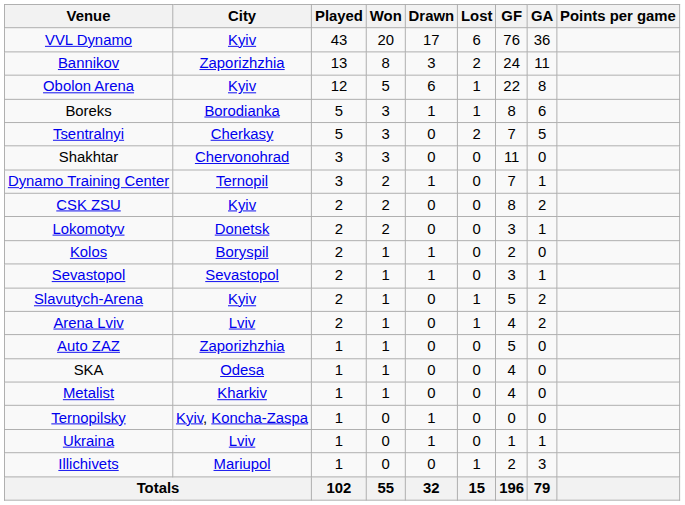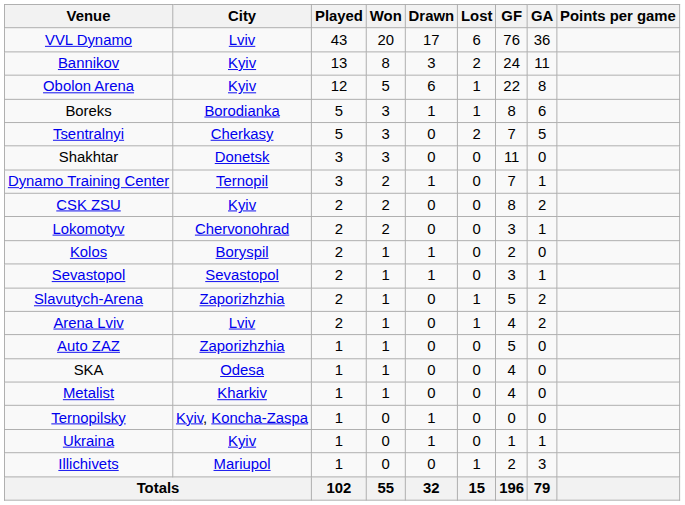(242, 39) Kyiv -> (242, 39) Lviv
(242, 63) Zaporizhzhia -> (242, 63) Kyiv
(242, 157) Chervonohrad -> (242, 157) Donetsk
(242, 228) Donetsk -> (242, 228) Chervonohrad
(242, 299) Kyiv -> (242, 299) Zaporizhzhia
(242, 441) Lviv -> (242, 441) Kyiv
